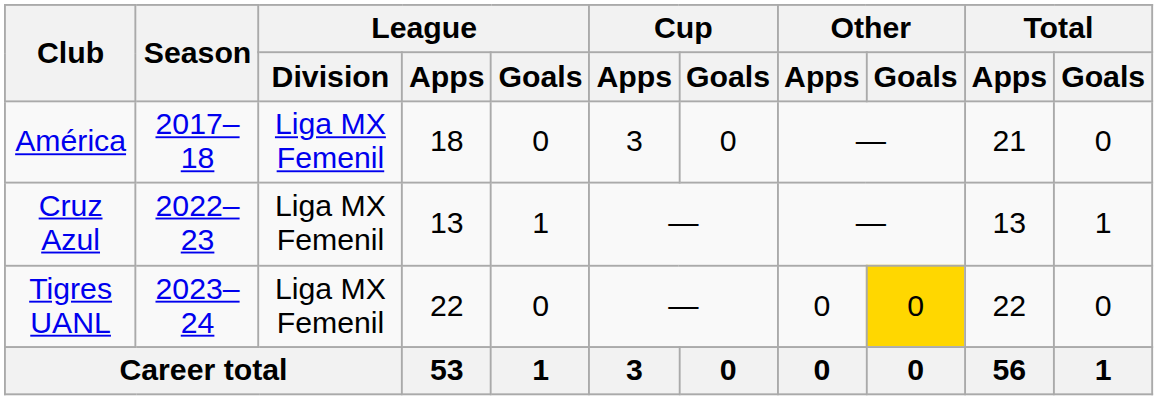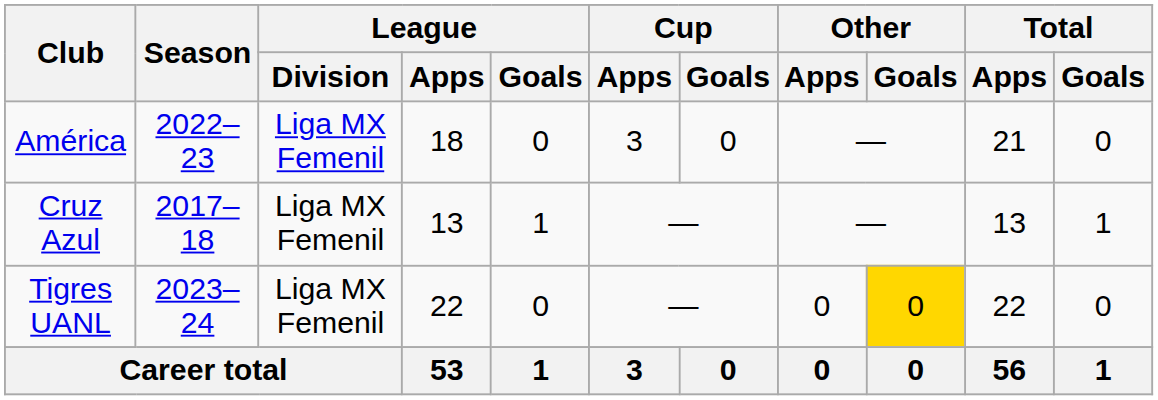(198, 141) 2017–18 -> (198, 141) 2022–23
(198, 223) 2022–23 -> (198, 223) 2017–18
